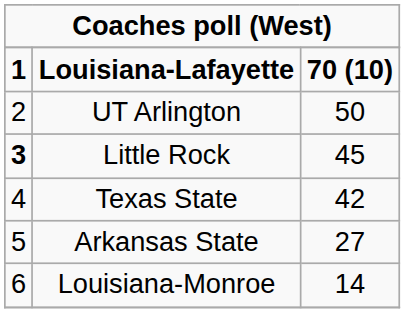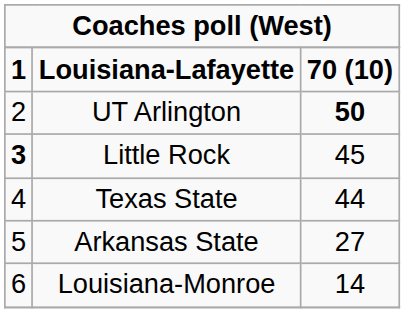(350, 112) normal -> (350, 112) bold
(350, 198) 42 -> (350, 198) 44
